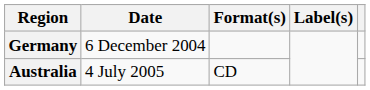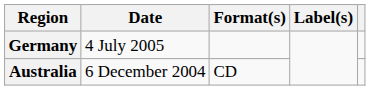(145, 44) 6 December 2004 -> (125, 44) 4 July 2005
(125, 71) 4 July 2005 -> (145, 71) 6 December 2004
